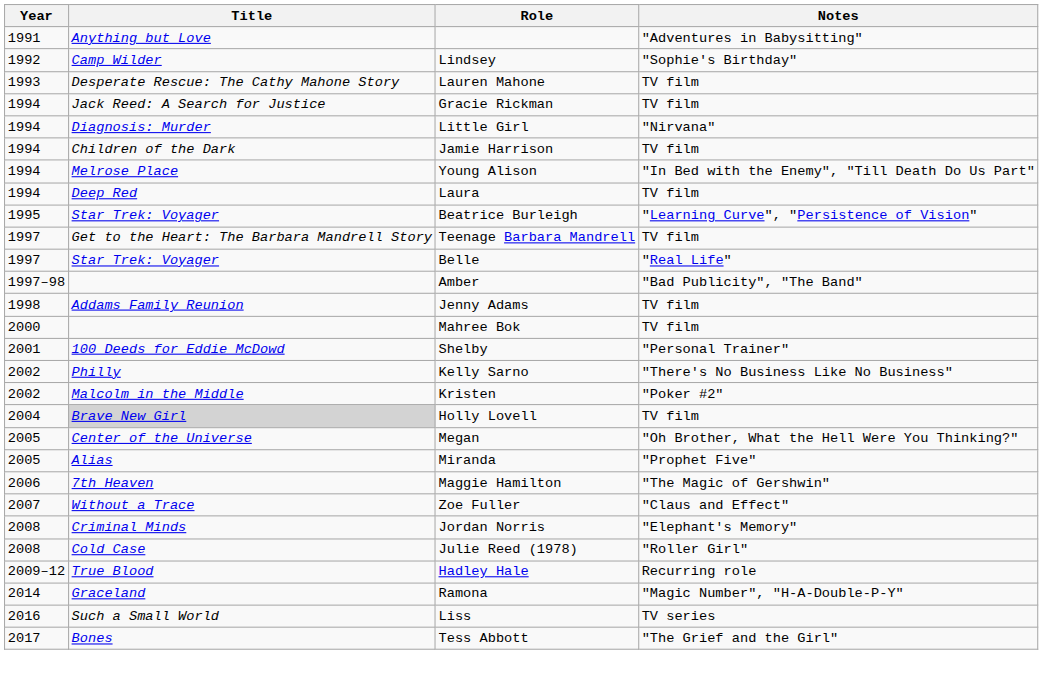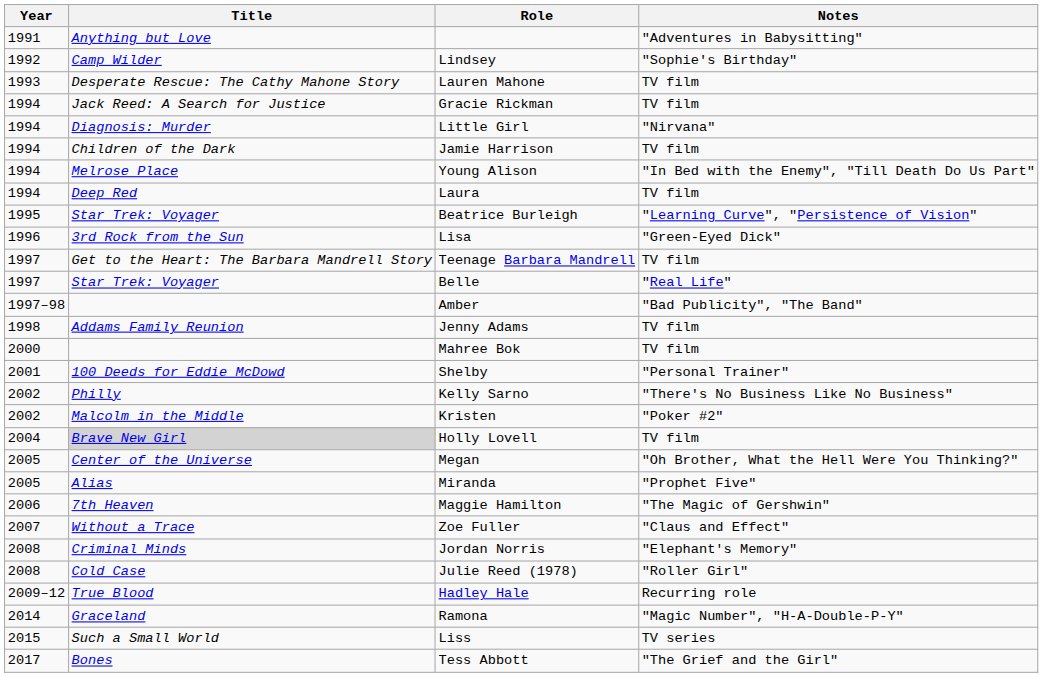+ row: (455, 238)
(24, 616) 2016 -> (24, 639) 2015
